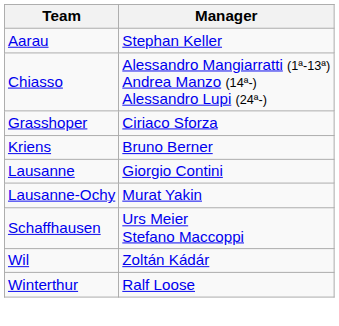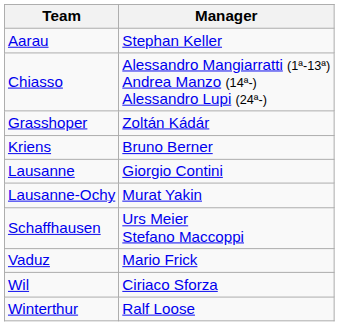(170, 123) Ciriaco Sforza -> (166, 123) Zoltán Kádár
+ row: (29, 260)
(166, 260) Zoltán Kádár -> (170, 284) Ciriaco Sforza
